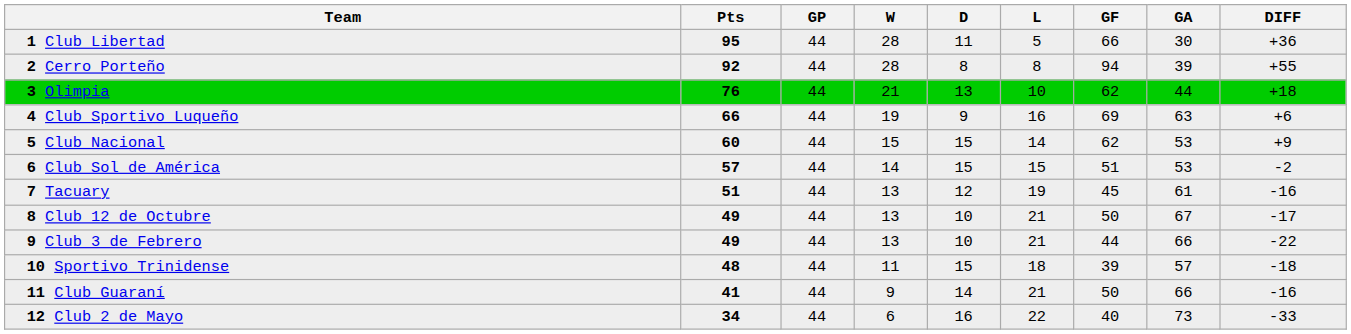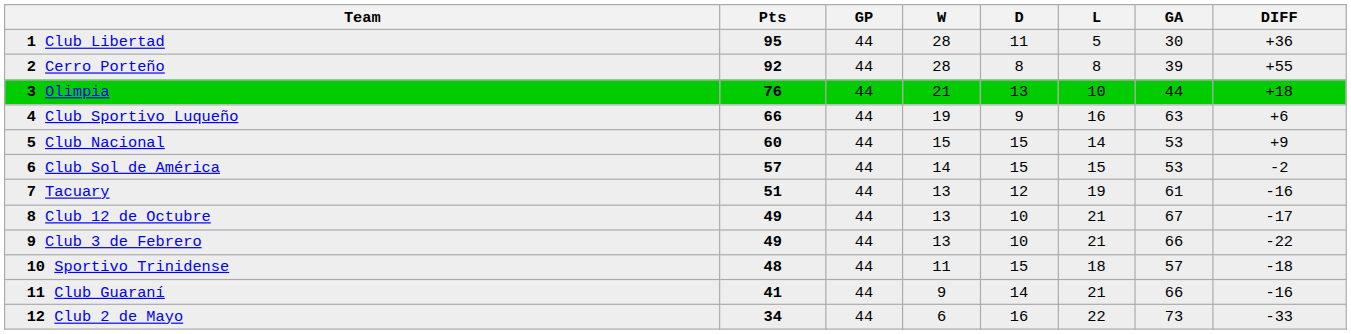- column: (1110, 17)
